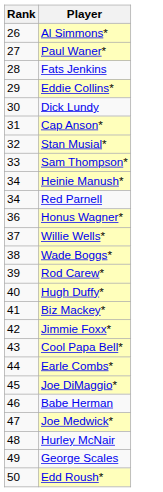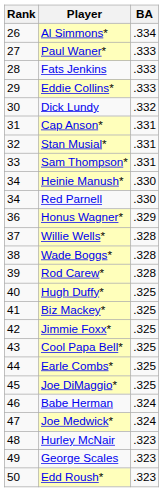+ column: (145, 14)
